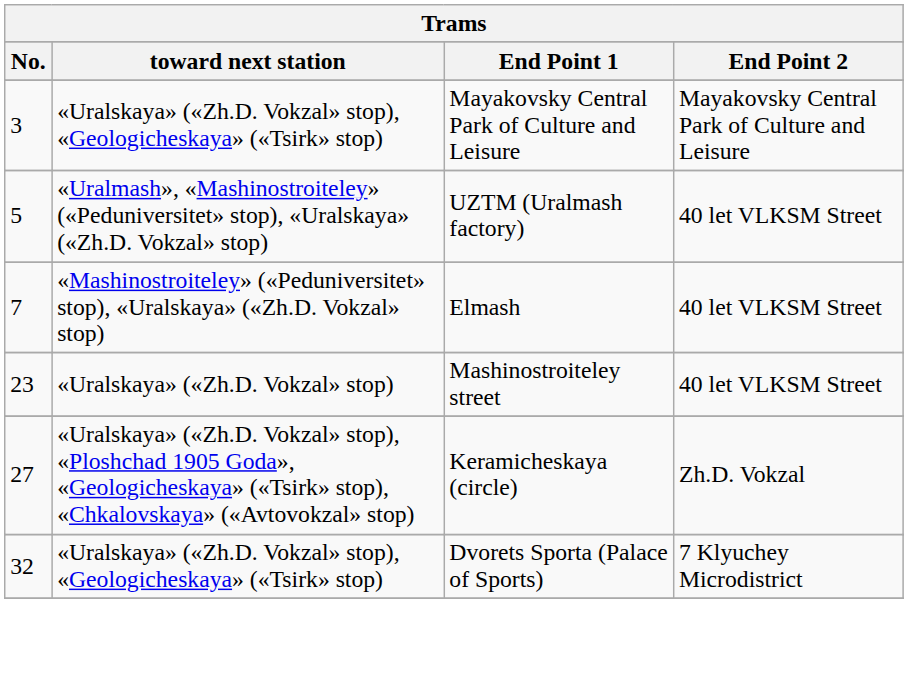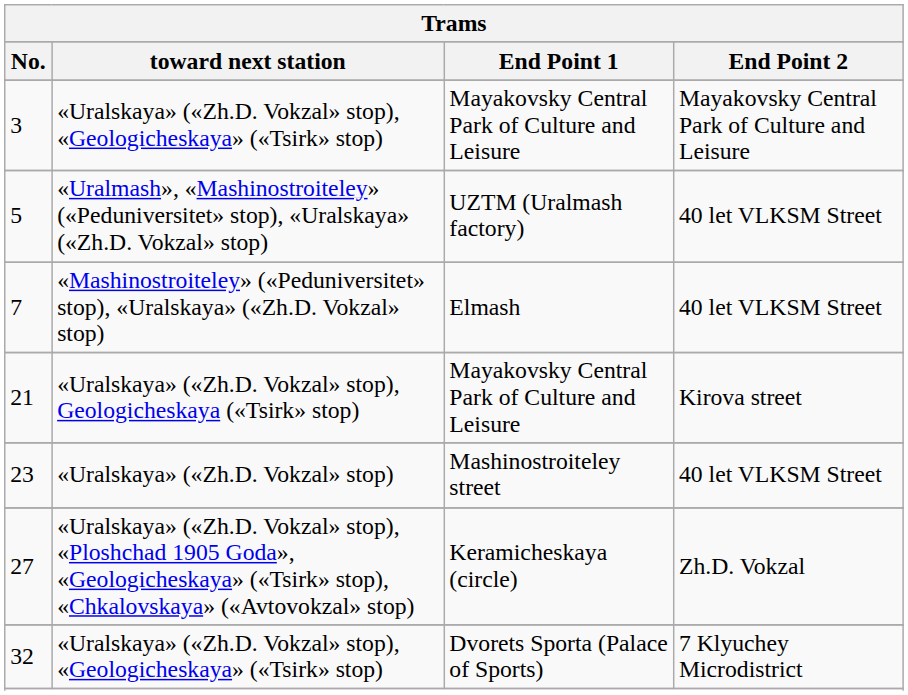+ row: (22, 397)
